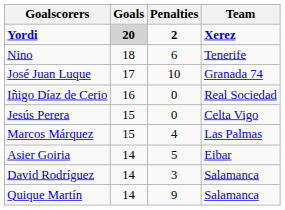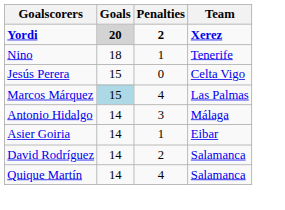(174, 54) 6 -> (161, 54) 1
- row: (49, 74)
- row: (57, 94)
(129, 134) no background -> (115, 94) lightblue background
+ row: (50, 114)
(174, 154) 5 -> (161, 134) 1
(174, 174) 3 -> (161, 154) 2
(174, 194) 9 -> (161, 174) 4
